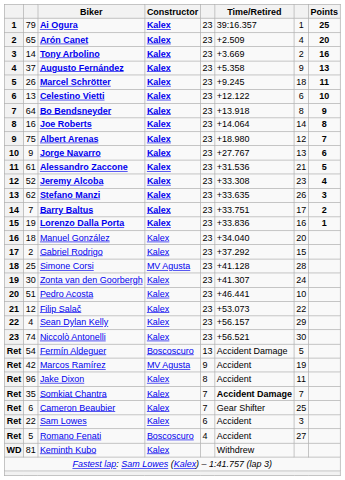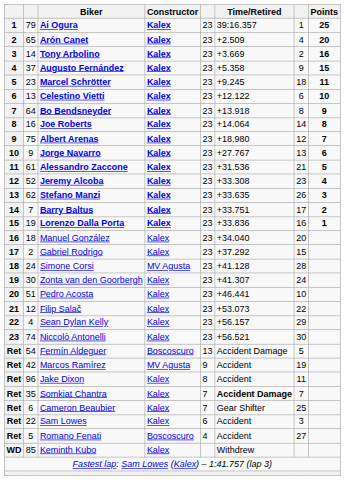(324, 68) 13 -> (324, 68) 15
(31, 82) 26 -> (31, 82) 23
(31, 266) 25 -> (31, 266) 24
(31, 450) 81 -> (31, 450) 85
